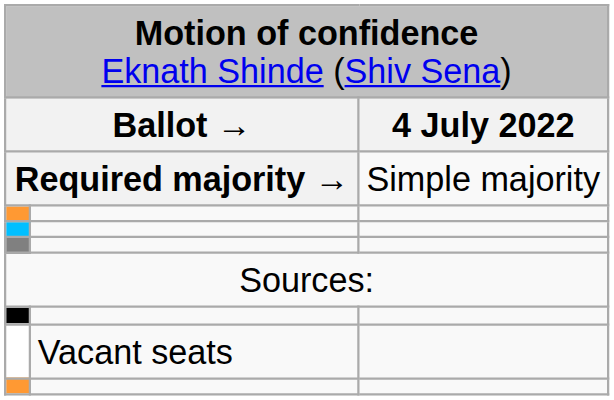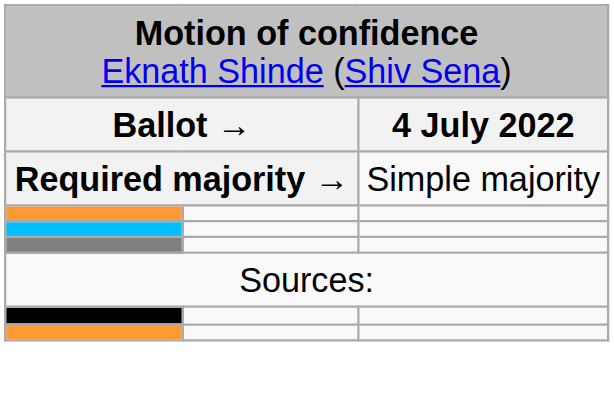- row: (18, 351)
